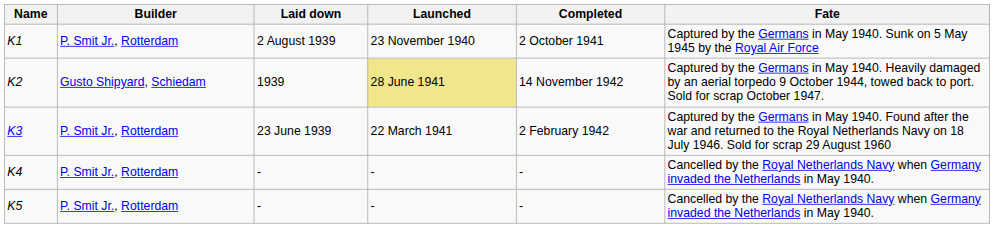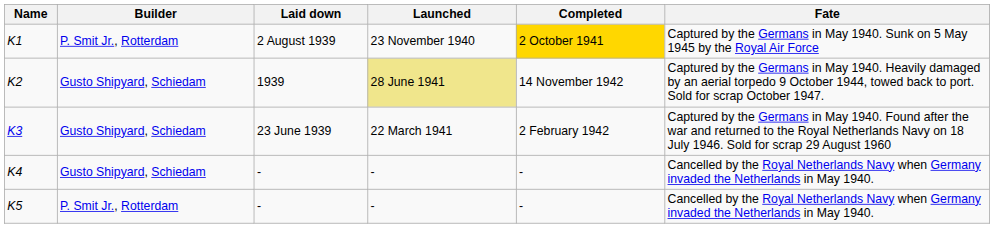(561, 40) no background -> (561, 40) gold background
(119, 130) P. Smit Jr., Rotterdam -> (133, 130) Gusto Shipyard, Schiedam
(119, 171) P. Smit Jr., Rotterdam -> (133, 171) Gusto Shipyard, Schiedam
